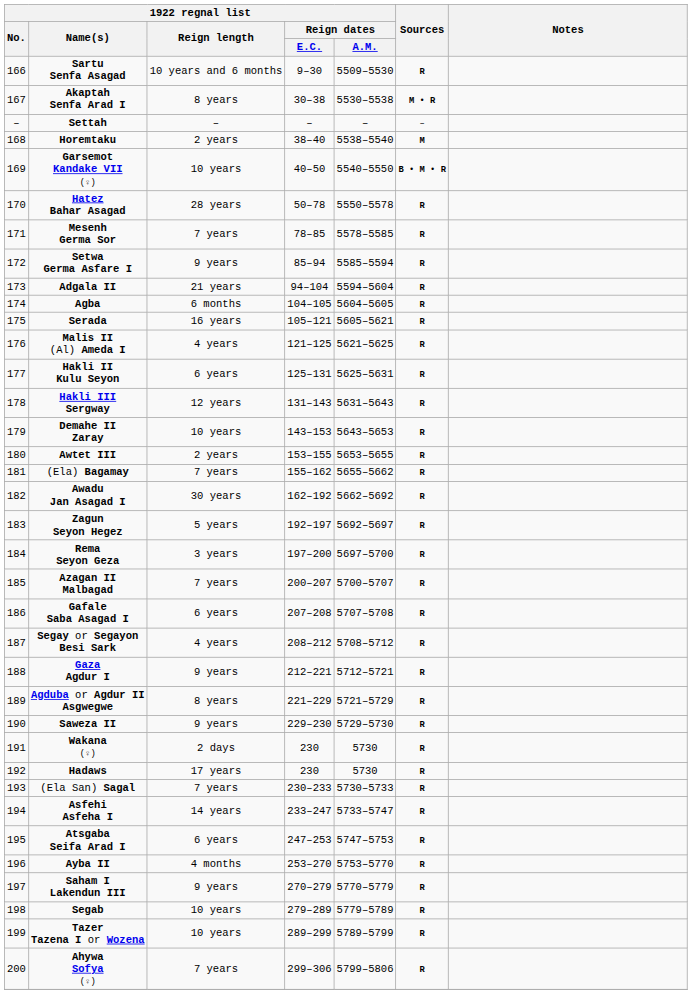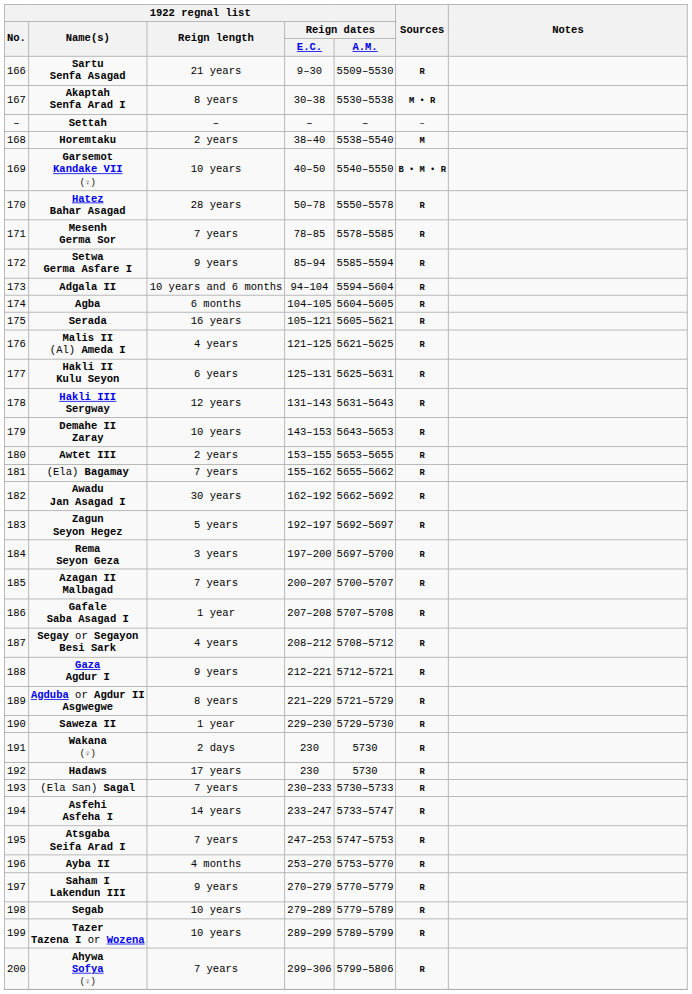(216, 71) 10 years and 6 months -> (216, 71) 21 years
(216, 287) 21 years -> (216, 287) 10 years and 6 months
(216, 613) 6 years -> (216, 613) 1 year
(216, 724) 9 years -> (216, 724) 1 year
(216, 841) 6 years -> (216, 841) 7 years
